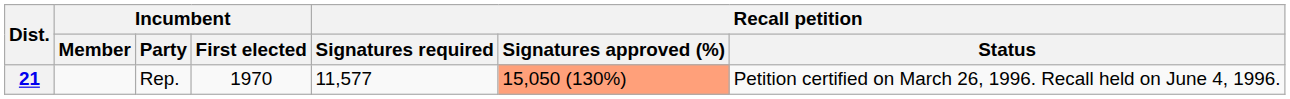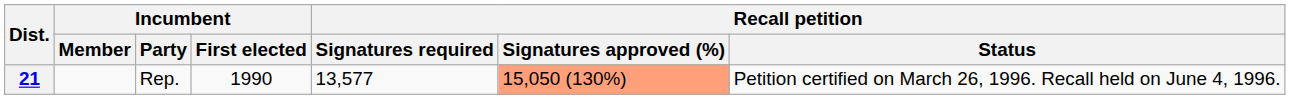(251, 79) 1970 -> (251, 79) 1990
(344, 79) 11,577 -> (344, 79) 13,577
